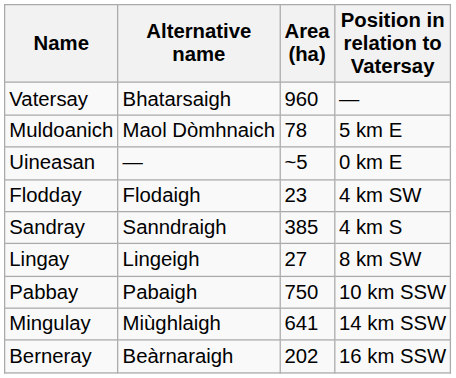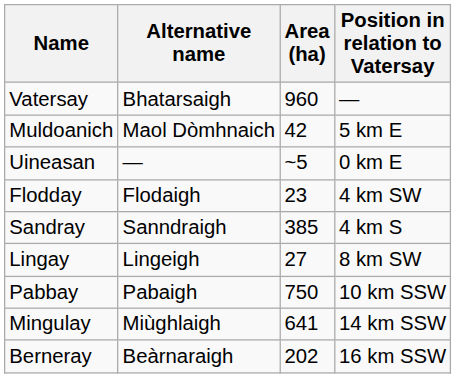(296, 130) 78 -> (296, 130) 42
